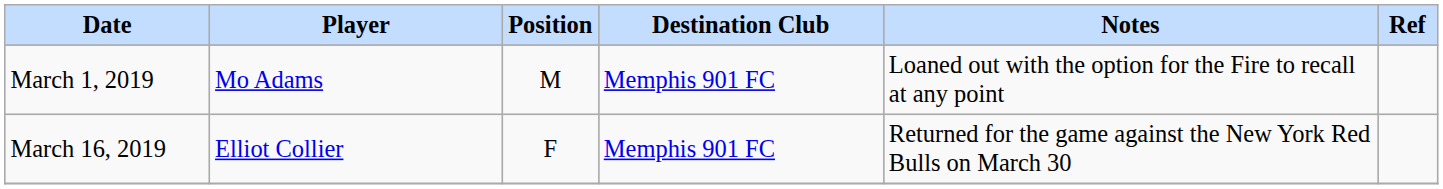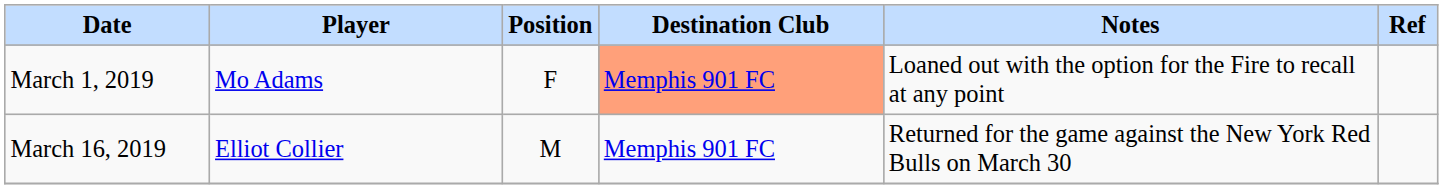(550, 79) M -> (550, 79) F
(689, 79) no background -> (689, 79) lightsalmon background
(550, 149) F -> (550, 149) M
